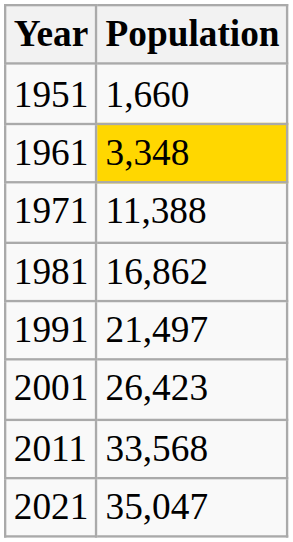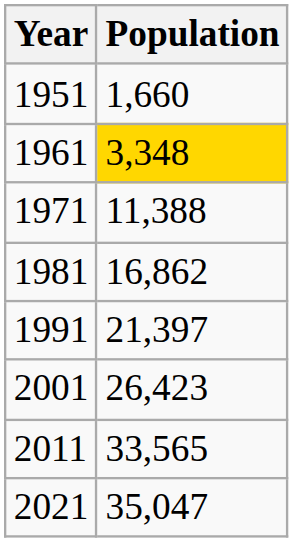(157, 329) 21,497 -> (157, 329) 21,397
(157, 447) 33,568 -> (157, 447) 33,565
